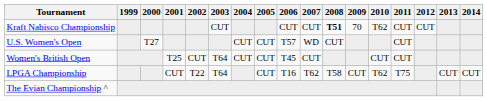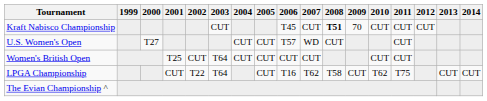(288, 27) CUT -> (288, 27) T45
(380, 27) T62 -> (380, 27) CUT
(288, 58) T45 -> (288, 58) CUT
